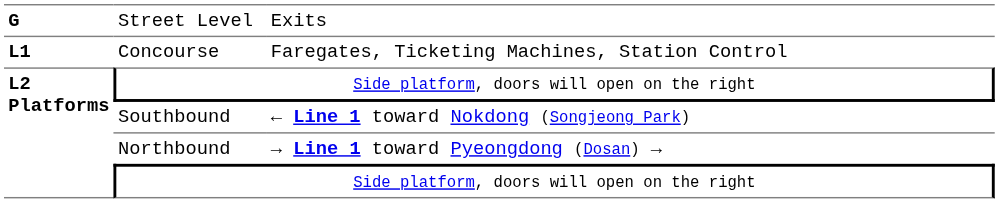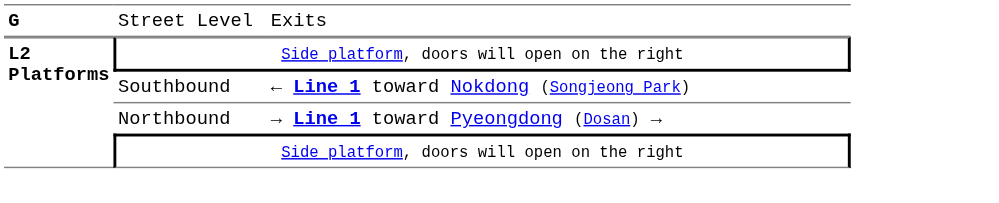- row: (169, 52)
